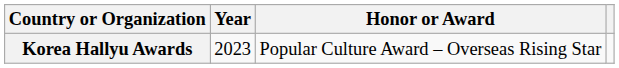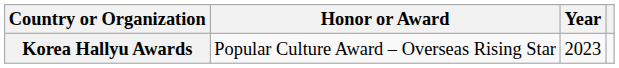columns swapped: (233, 19) <-> (430, 19)
